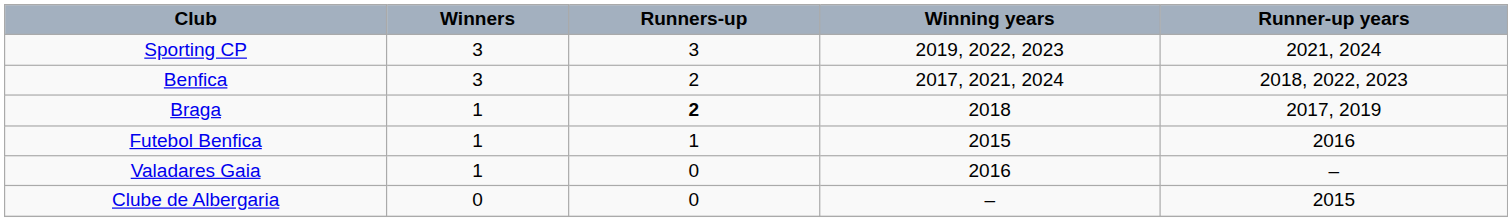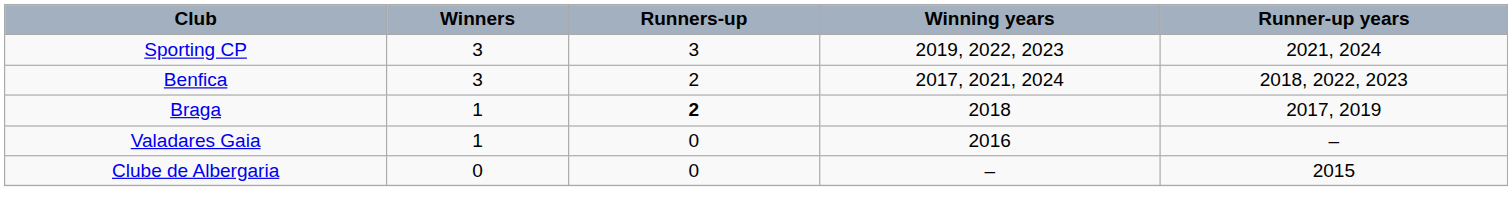- row: (196, 140)
